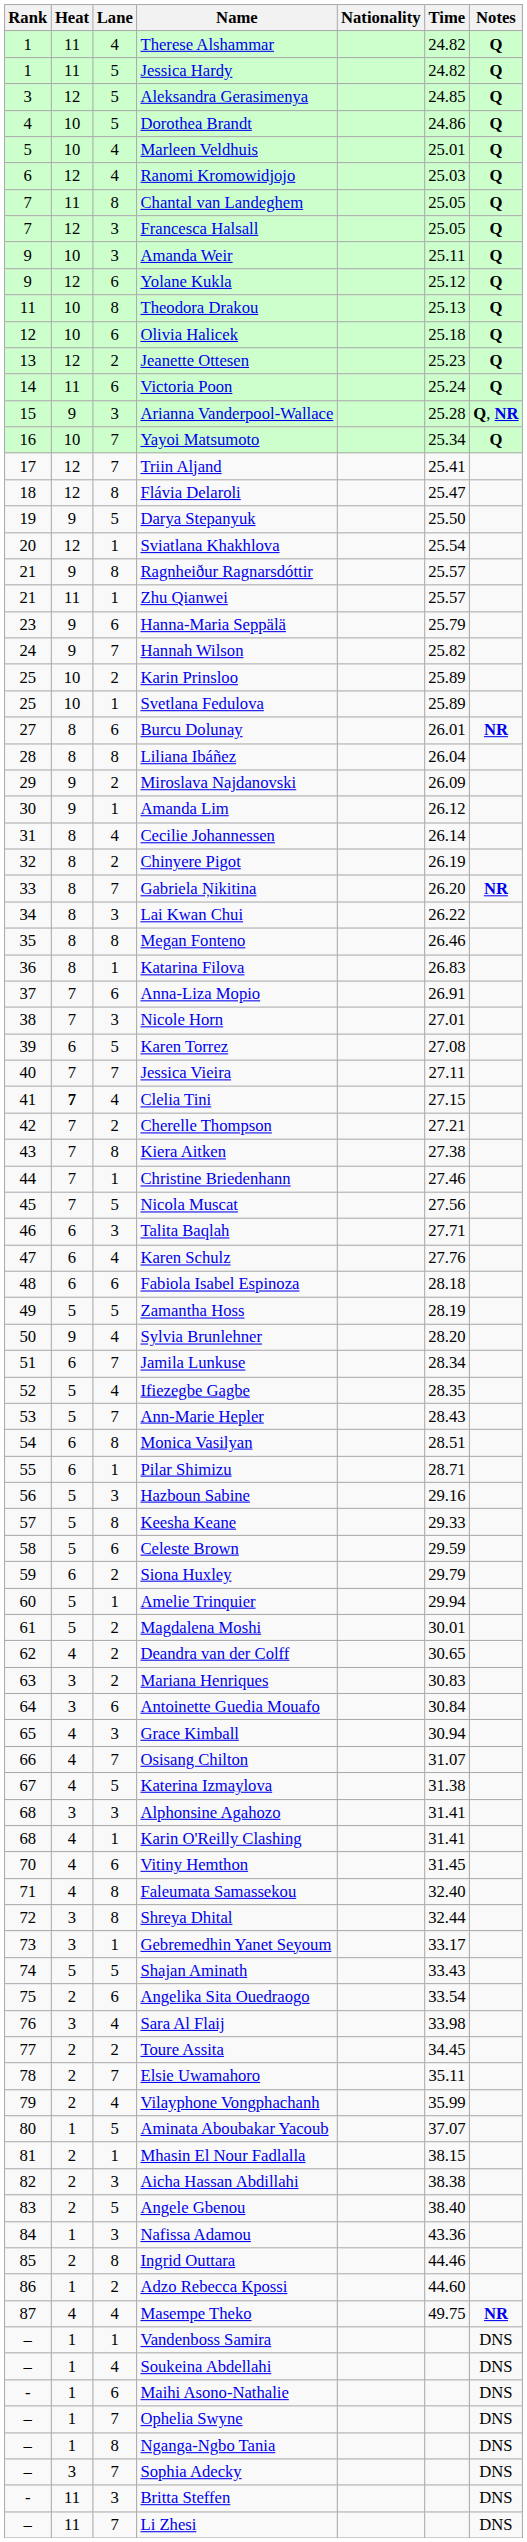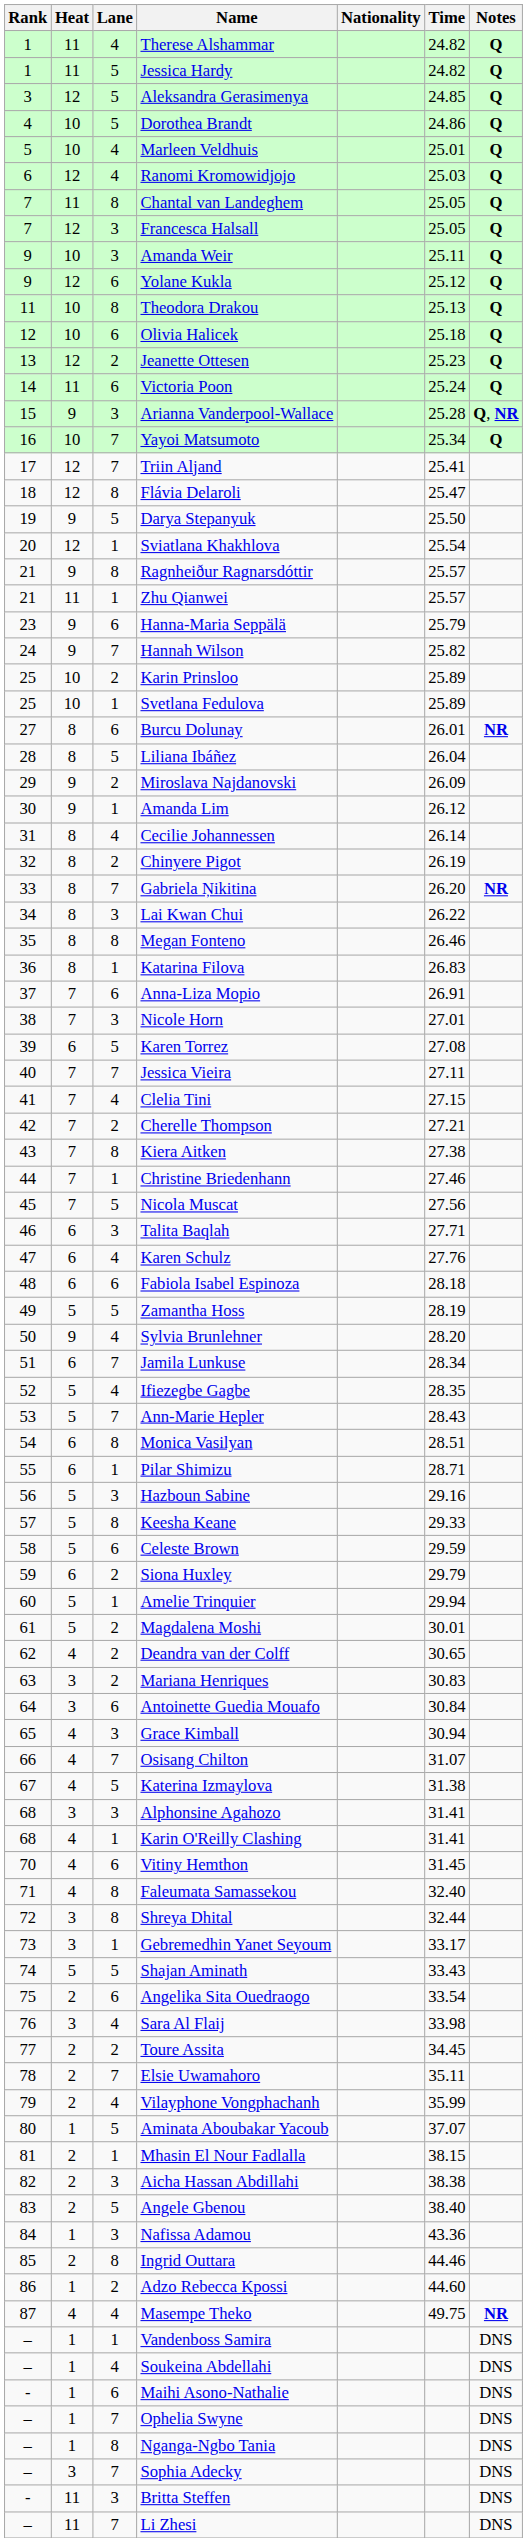(115, 756) 8 -> (115, 756) 5
(72, 1099) bold -> (72, 1099) normal
